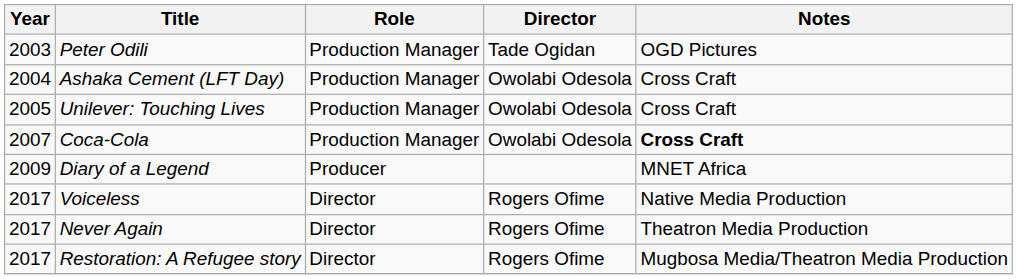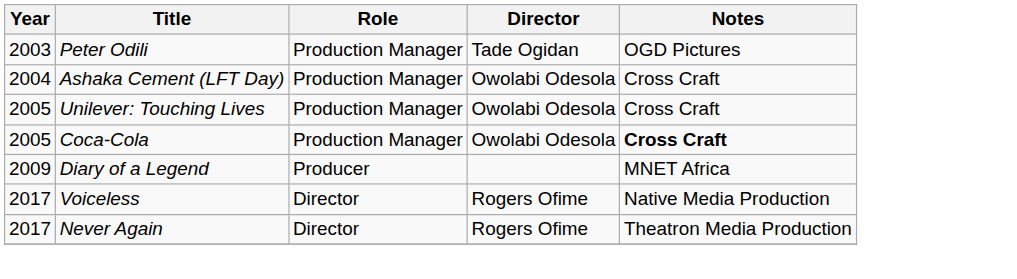(30, 139) 2007 -> (30, 139) 2005
- row: (180, 259)
